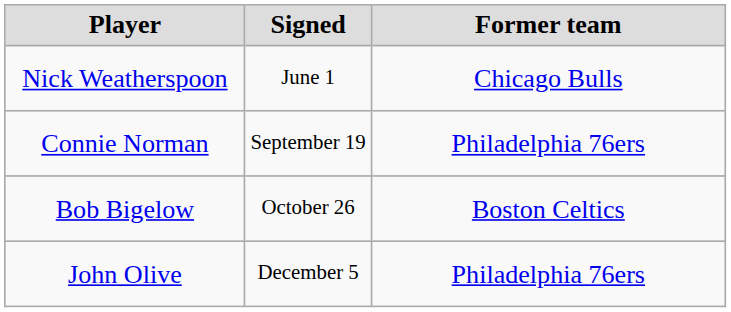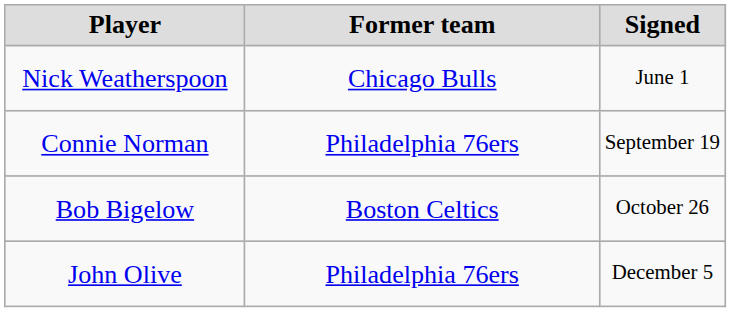columns swapped: (308, 25) <-> (548, 25)
